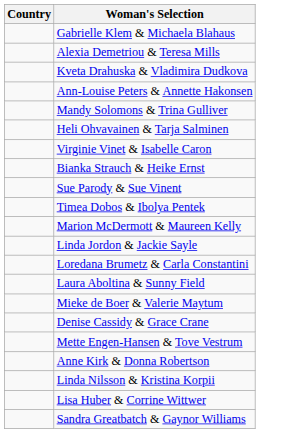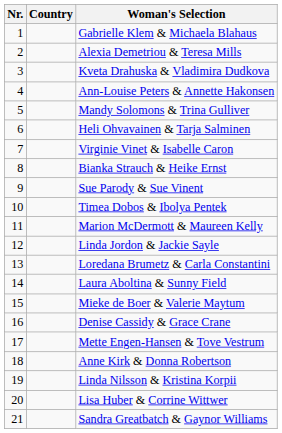+ column: (15, 14)
